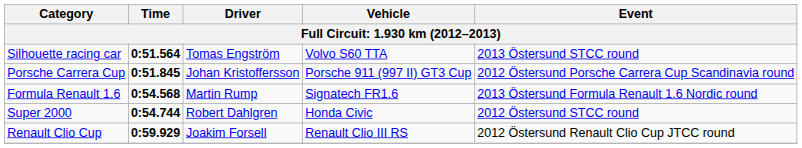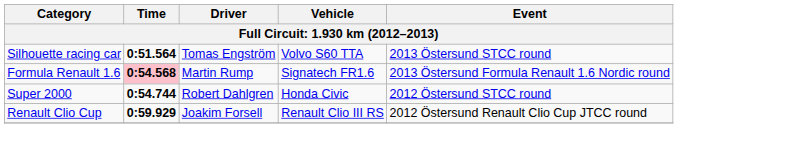- row: (66, 73)
(156, 93) no background -> (151, 73) pink background
